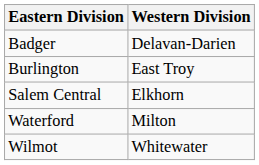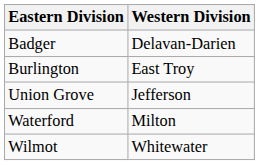- row: (55, 95)
+ row: (51, 95)
